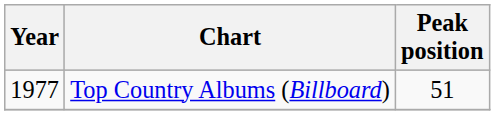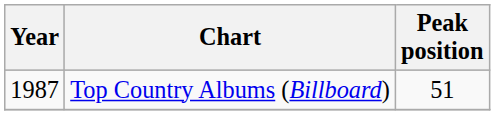(35, 89) 1977 -> (35, 89) 1987
